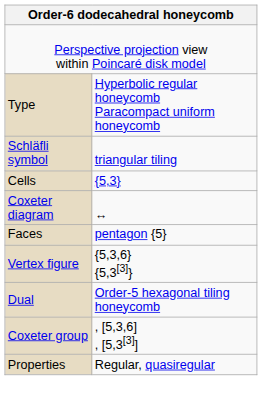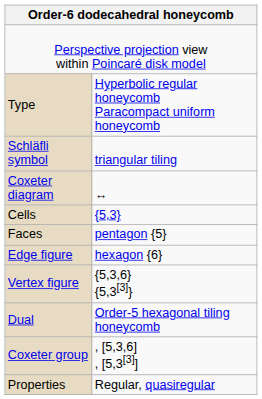rows swapped: (31, 207) <-> (22, 180)
+ row: (40, 255)
